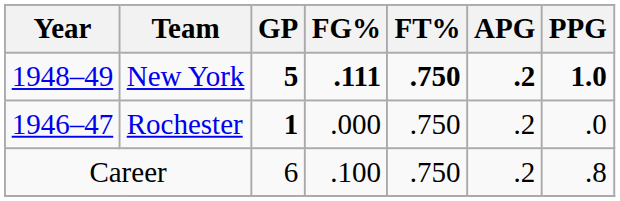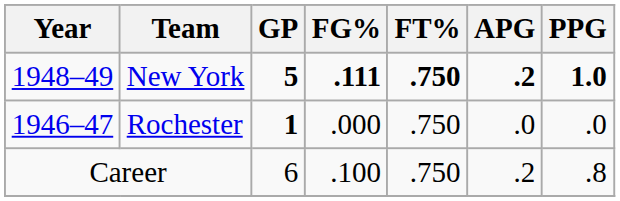(524, 124) .2 -> (524, 124) .0
